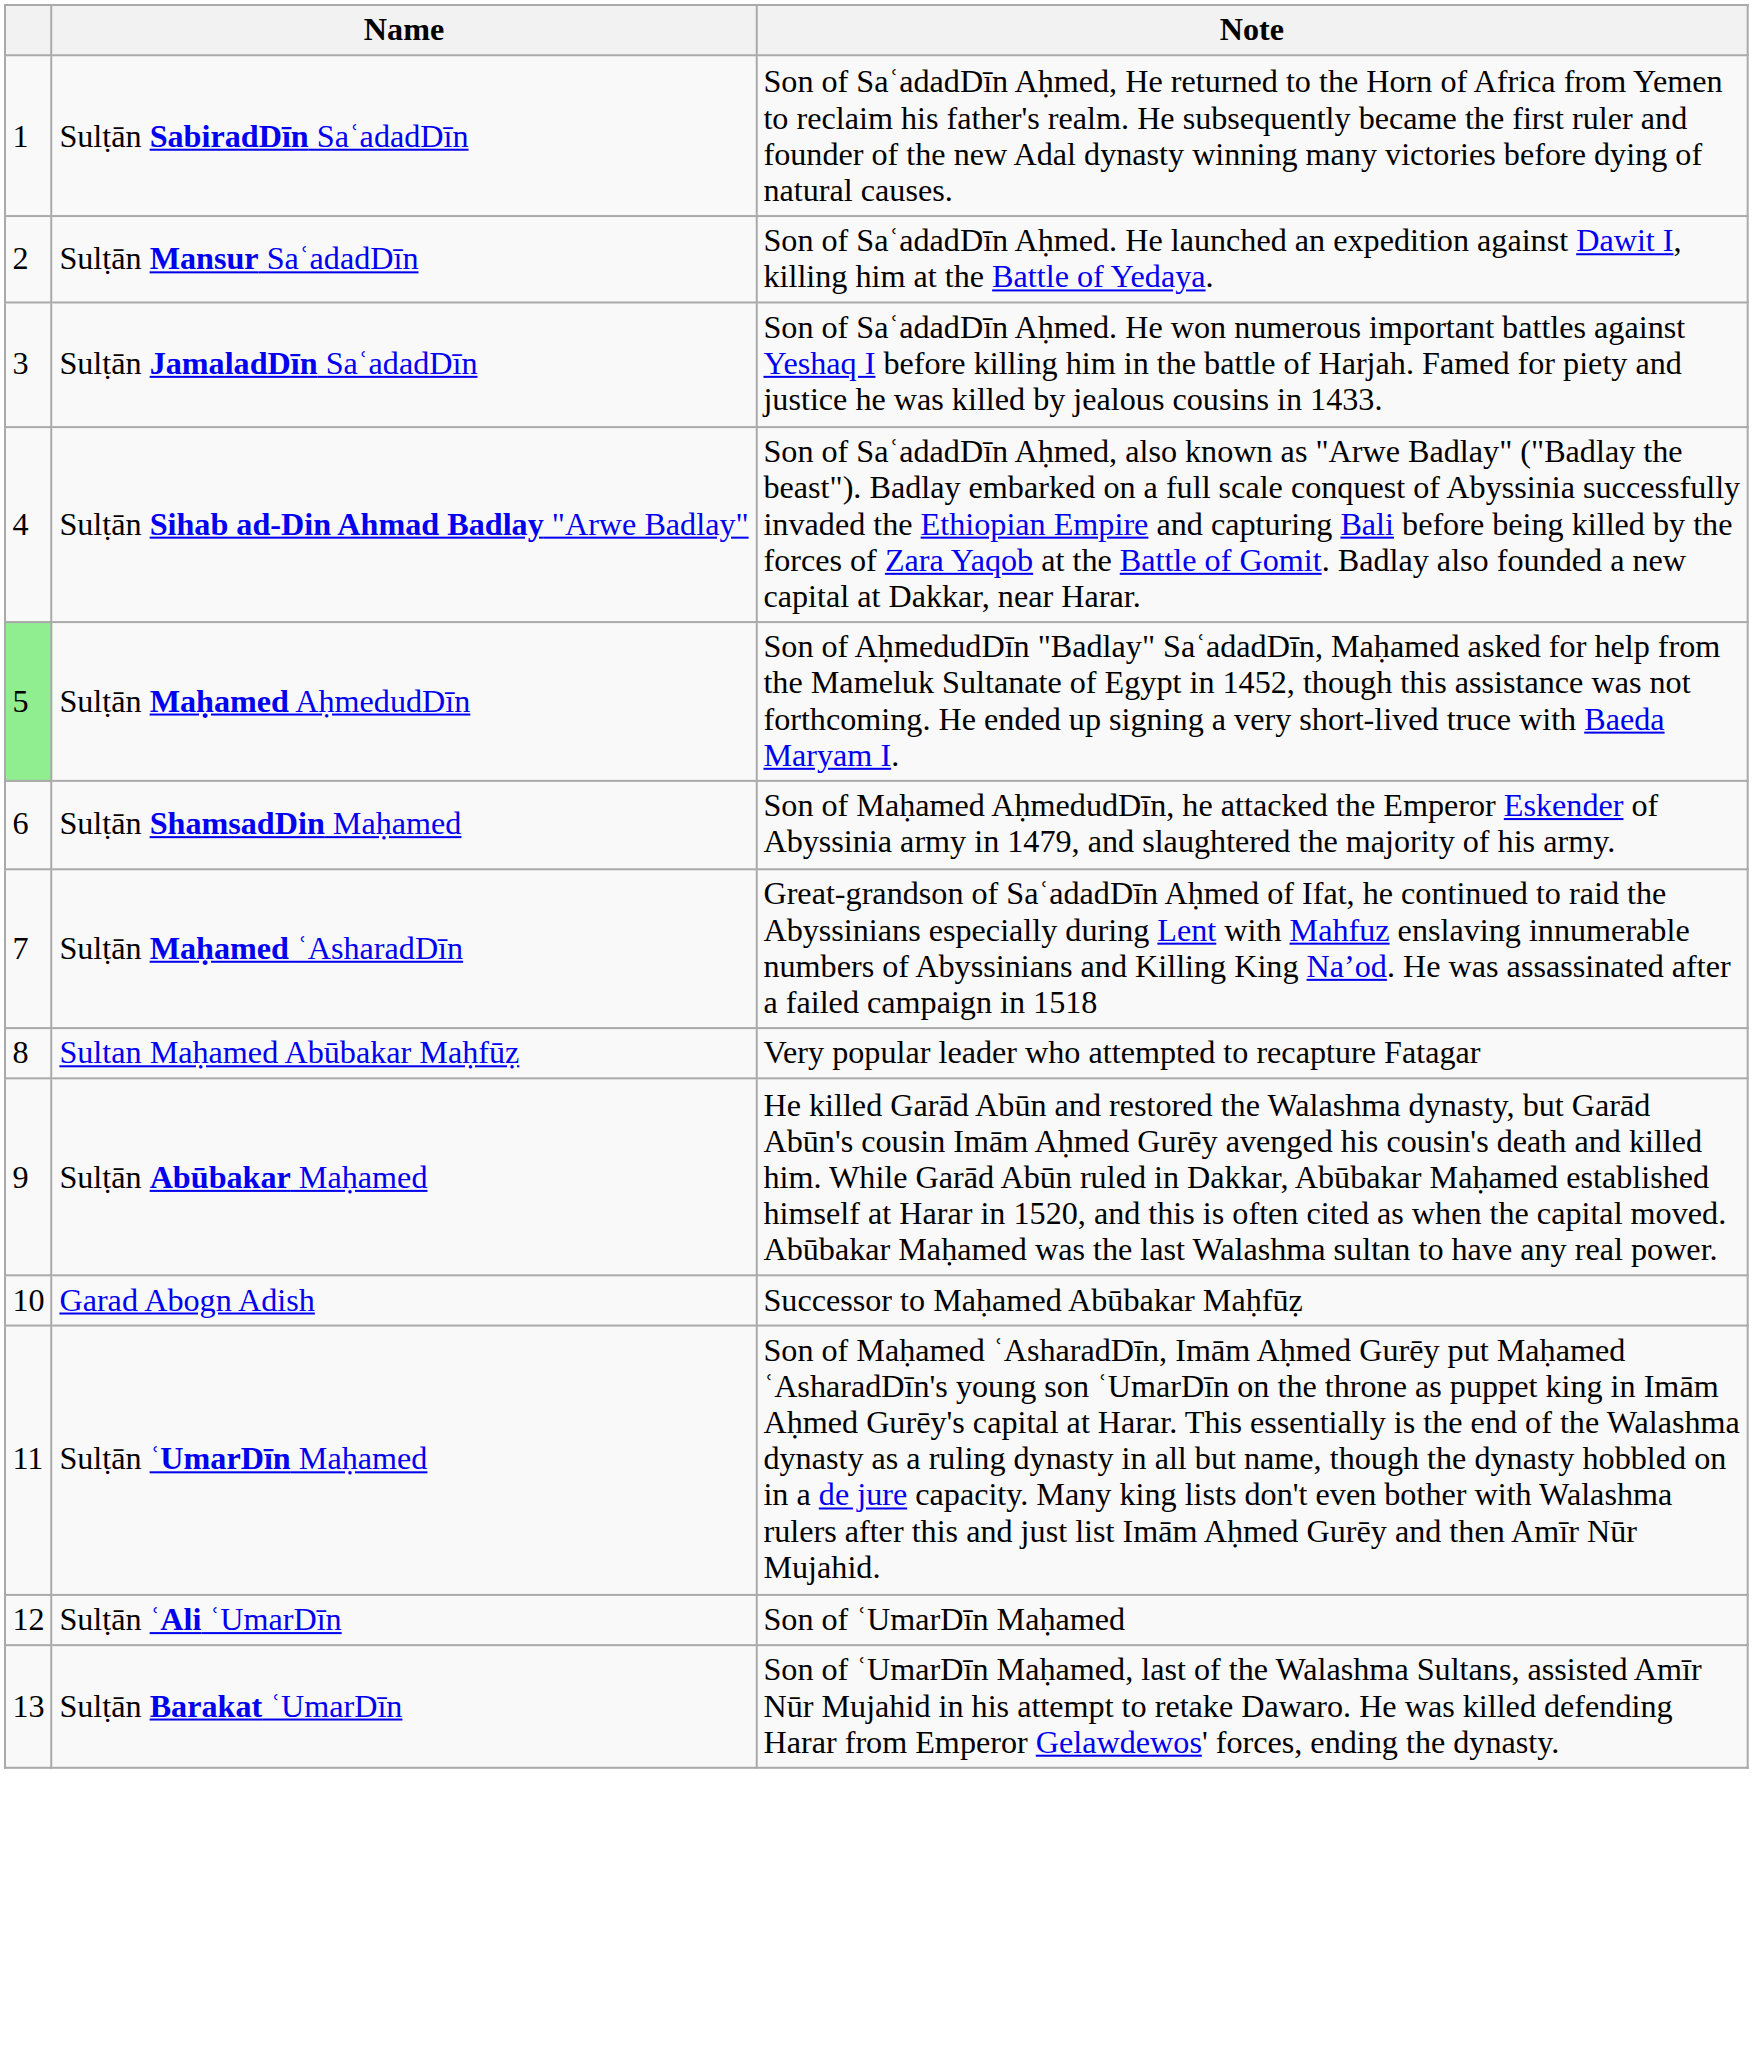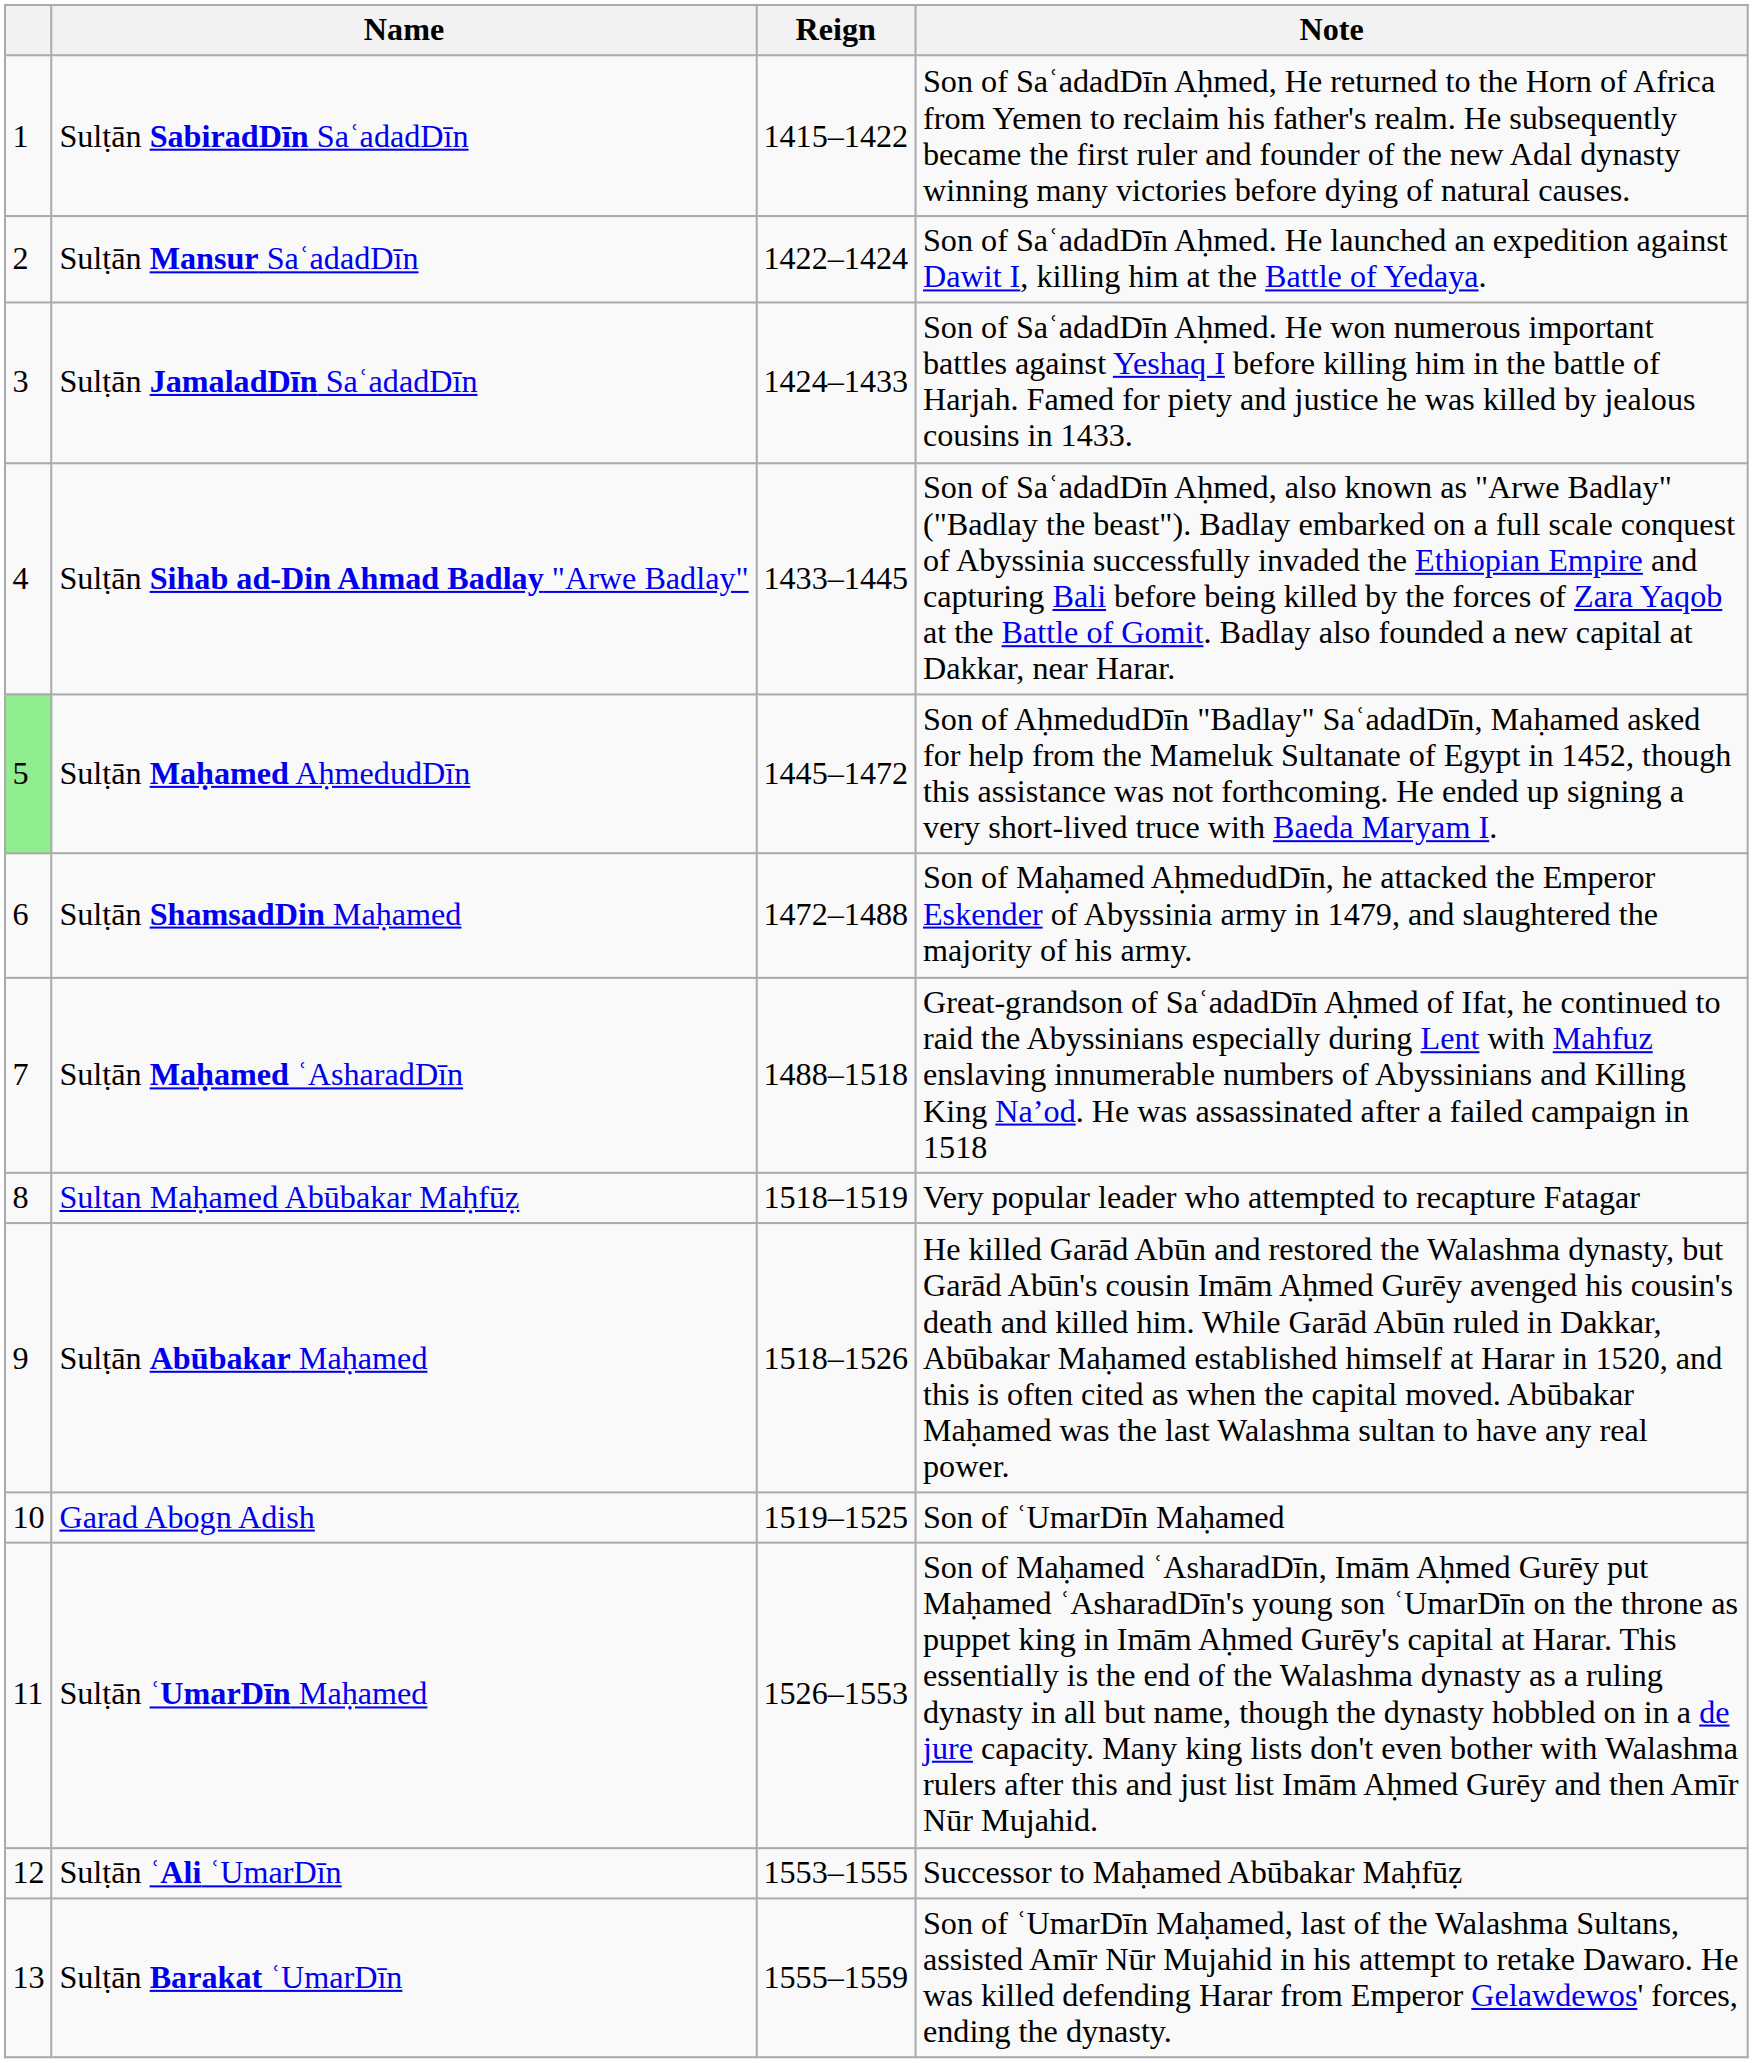+ column: (836, 30)
(1033, 1299) Successor to Maḥamed Abūbakar Maḥfūẓ -> (1104, 1516) Son of ʿUmarDīn Maḥamed
(944, 1618) Son of ʿUmarDīn Maḥamed -> (1193, 1872) Successor to Maḥamed Abūbakar Maḥfūẓ
